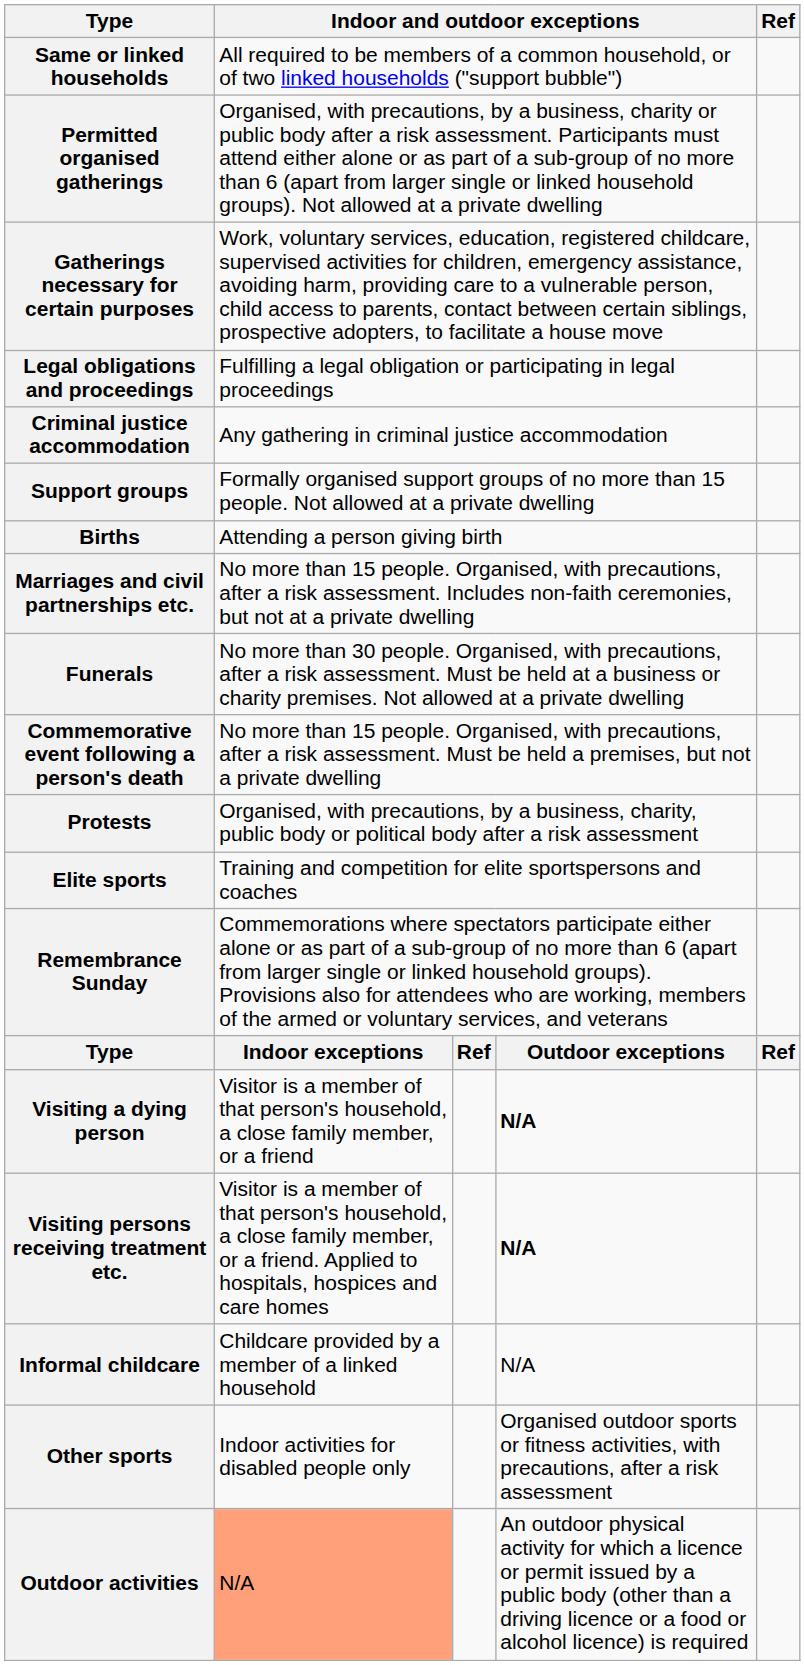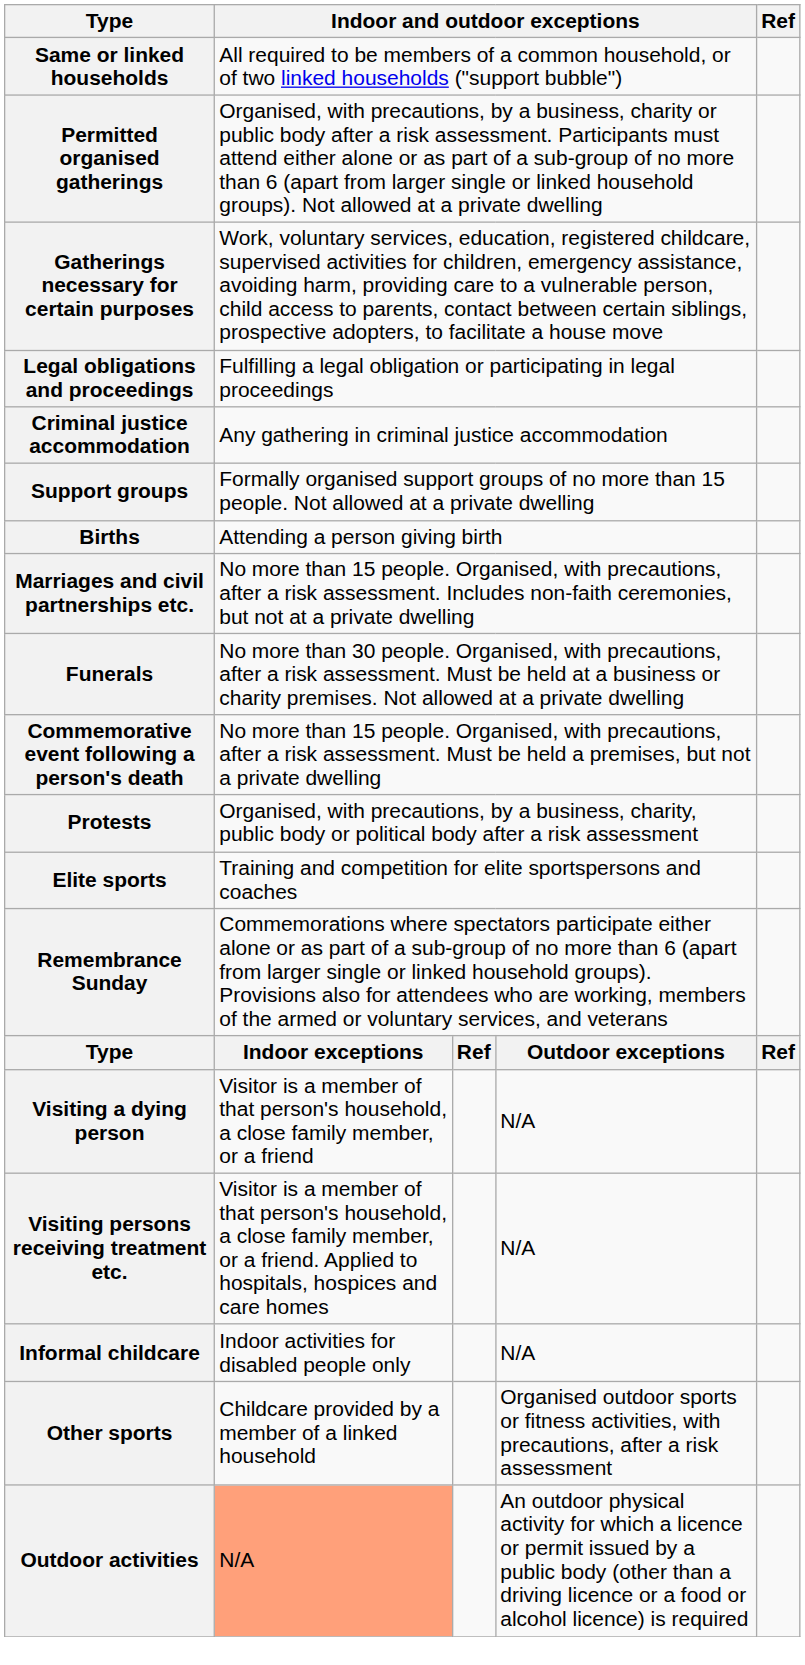(518, 1121) bold -> (518, 1121) normal
(518, 1248) bold -> (518, 1248) normal
(329, 1364) Childcare provided by a member of a linked household -> (315, 1352) Indoor activities for disabled people only
(315, 1456) Indoor activities for disabled people only -> (329, 1432) Childcare provided by a member of a linked household
